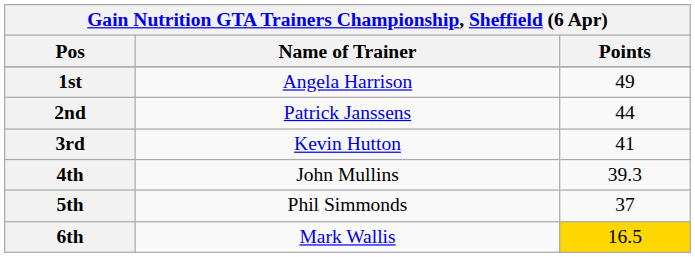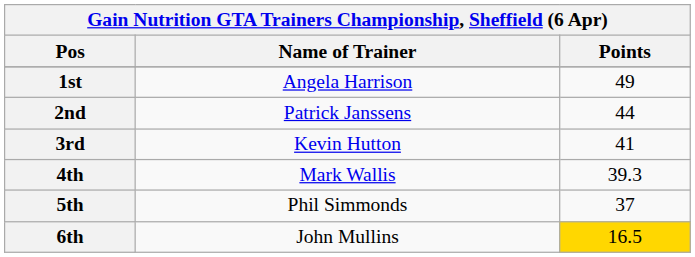(347, 174) John Mullins -> (347, 174) Mark Wallis
(347, 236) Mark Wallis -> (347, 236) John Mullins
